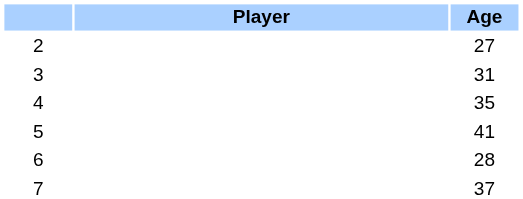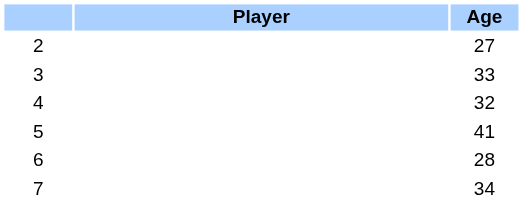(484, 74) 31 -> (484, 74) 33
(484, 103) 35 -> (484, 103) 32
(484, 188) 37 -> (484, 188) 34
